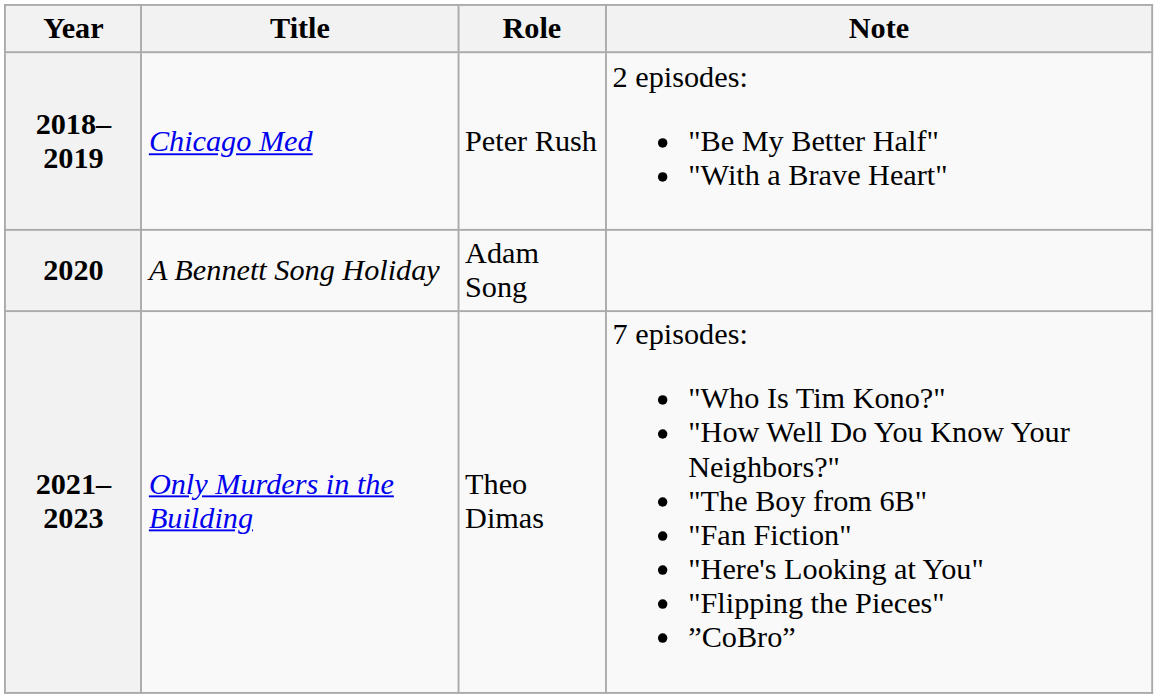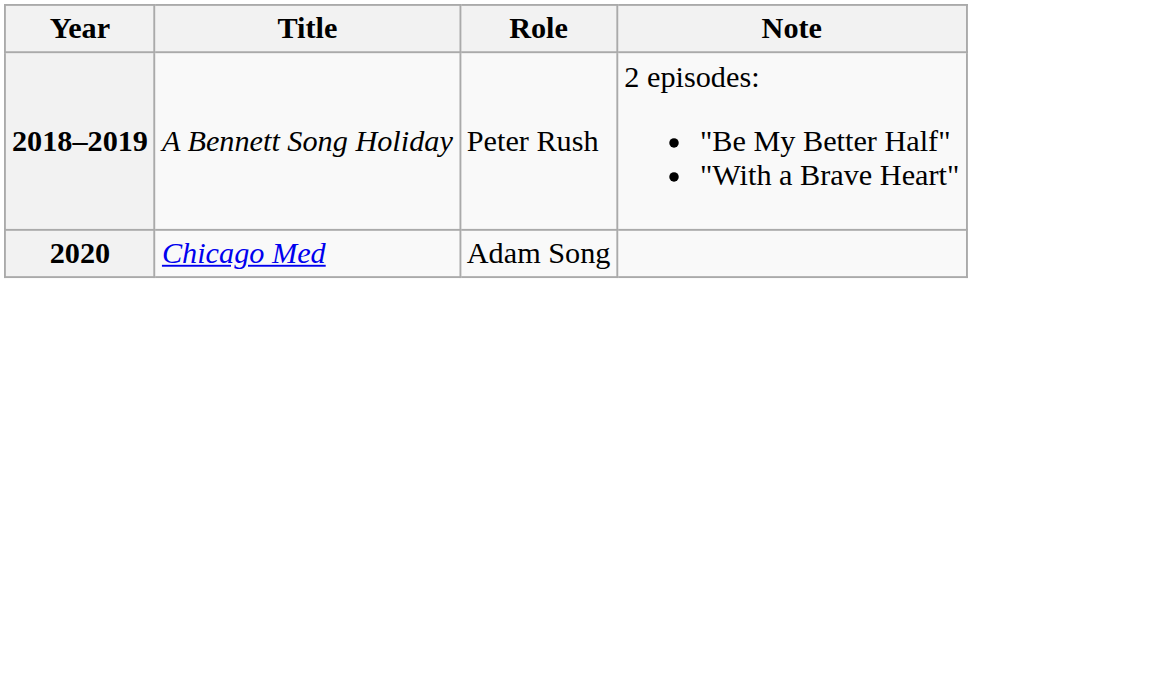(231, 140) Chicago Med -> (307, 140) A Bennett Song Holiday
(294, 269) A Bennett Song Holiday -> (244, 252) Chicago Med
- row: (73, 501)
